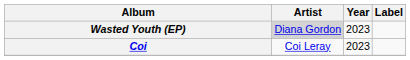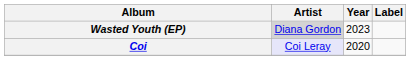(308, 47) no background -> (308, 47) lavender background
(358, 47) 2023 -> (358, 47) 2020
